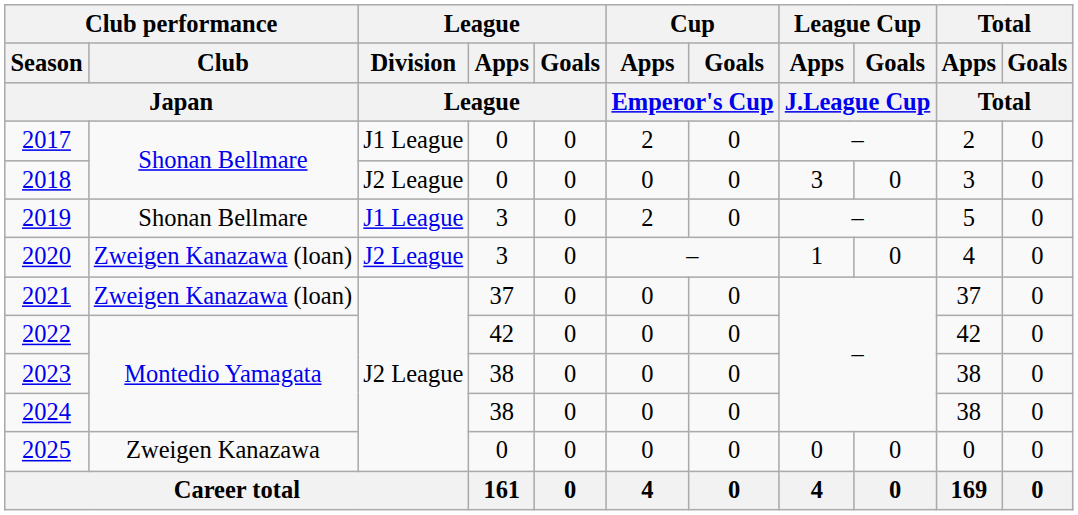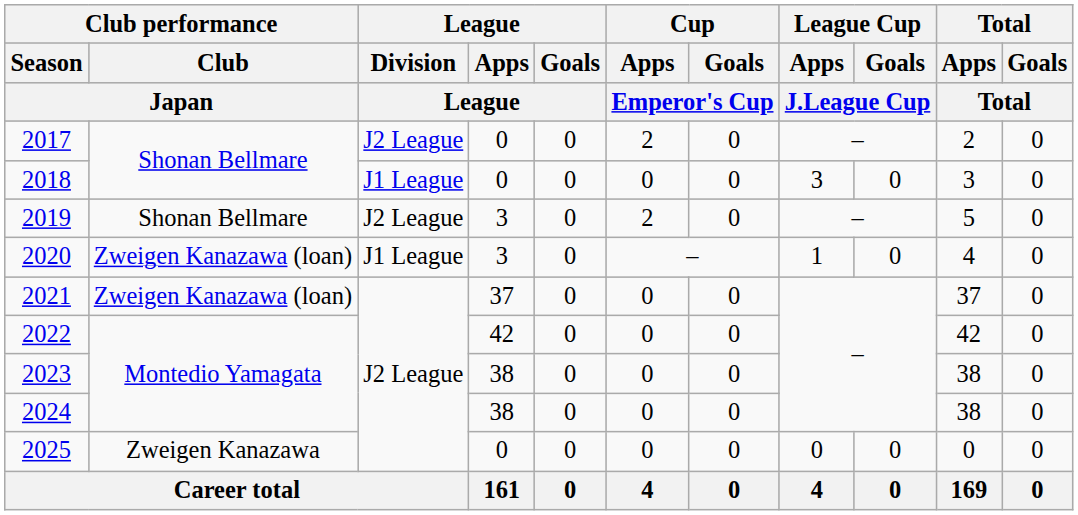(413, 140) J1 League -> (413, 140) J2 League
(413, 179) J2 League -> (413, 179) J1 League
(413, 218) J1 League -> (413, 218) J2 League
(413, 256) J2 League -> (413, 256) J1 League
